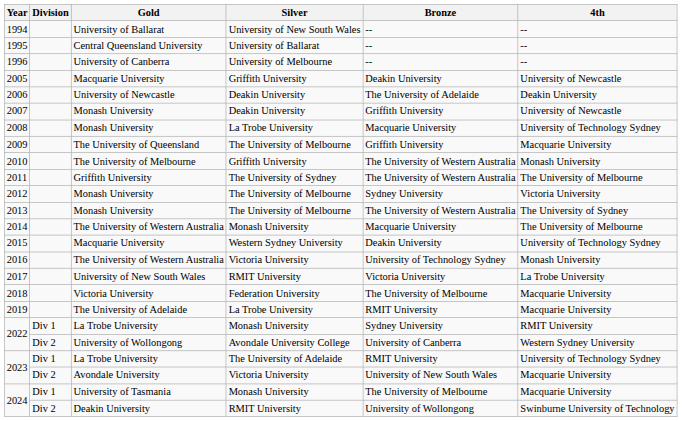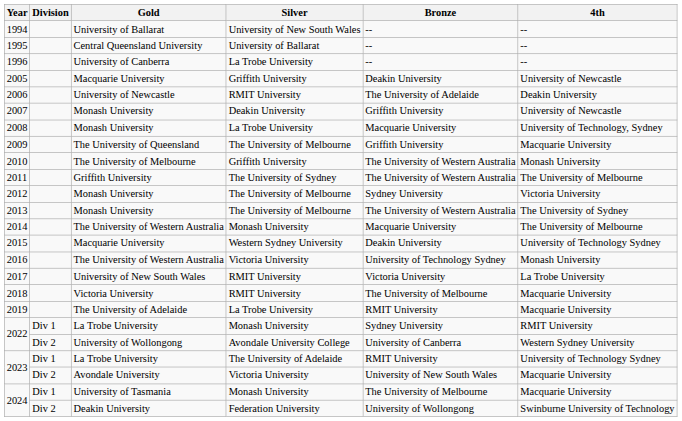(280, 62) University of Melbourne -> (271, 62) La Trobe University
(267, 95) Deakin University -> (265, 95) RMIT University
(591, 128) University of Technology Sydney -> (592, 128) University of Technology, Sydney
(274, 293) Federation University -> (265, 293) RMIT University
(265, 408) RMIT University -> (274, 408) Federation University
